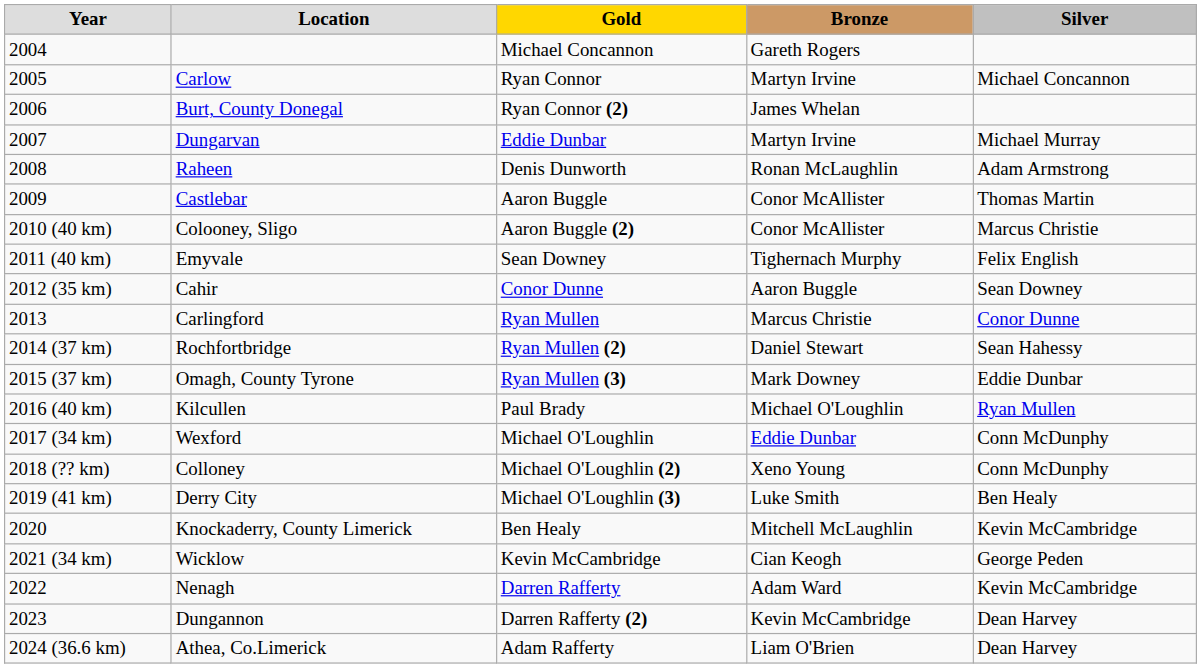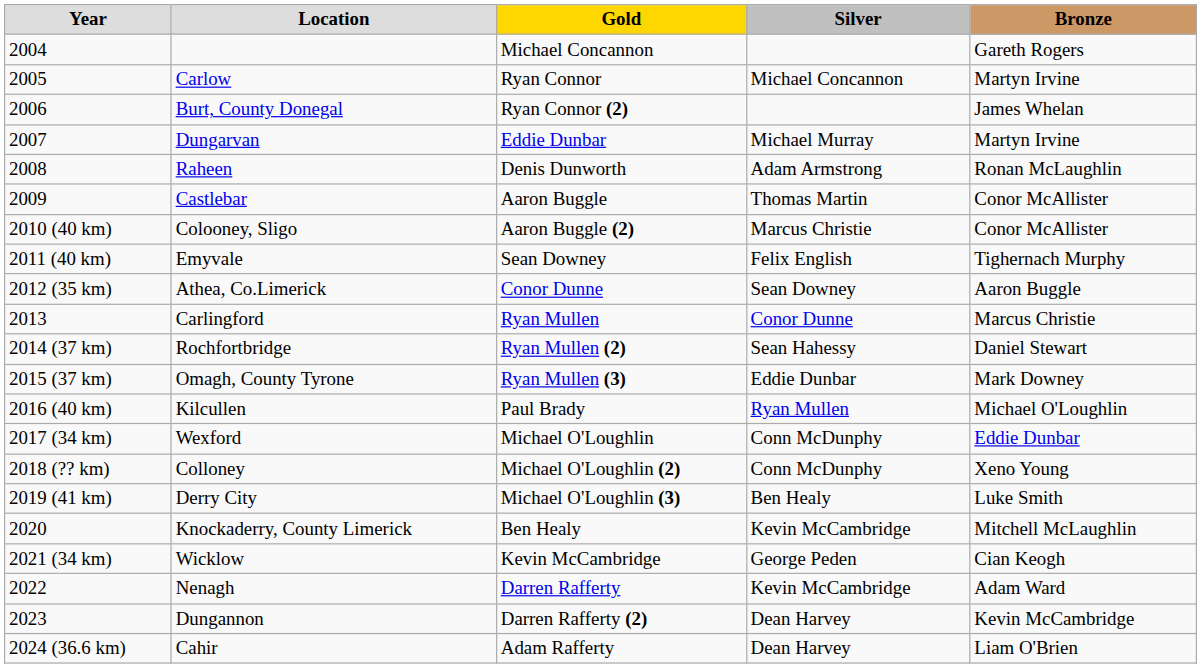columns swapped: (1085, 19) <-> (860, 19)
(197, 288) Cahir -> (251, 288) Athea, Co.Limerick
(251, 648) Athea, Co.Limerick -> (197, 648) Cahir
